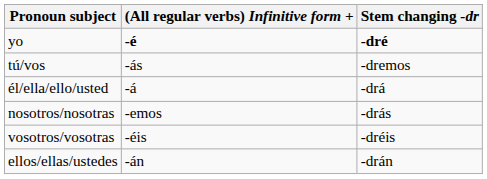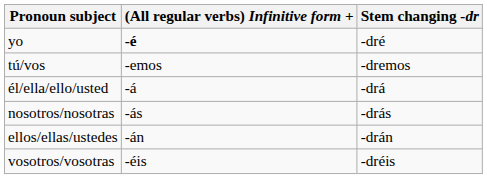(374, 40) bold -> (373, 40) normal
(134, 64) -ás -> (143, 64) -emos
(143, 112) -emos -> (134, 112) -ás
rows swapped: (61, 137) <-> (63, 161)
